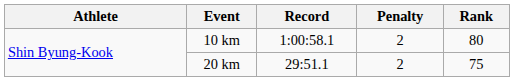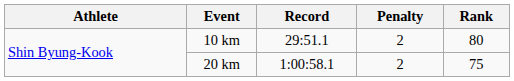(307, 40) 1:00:58.1 -> (307, 40) 29:51.1
(307, 64) 29:51.1 -> (307, 64) 1:00:58.1
